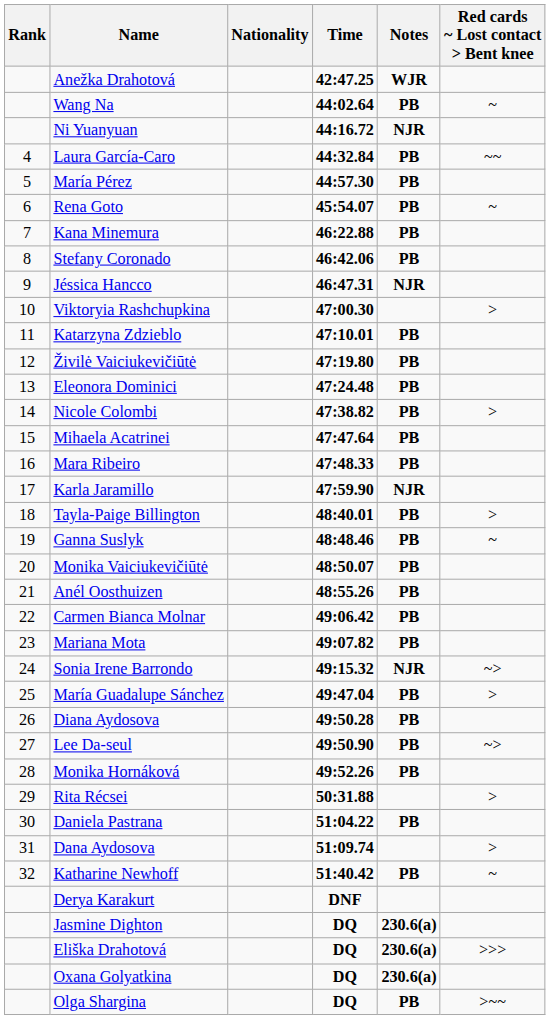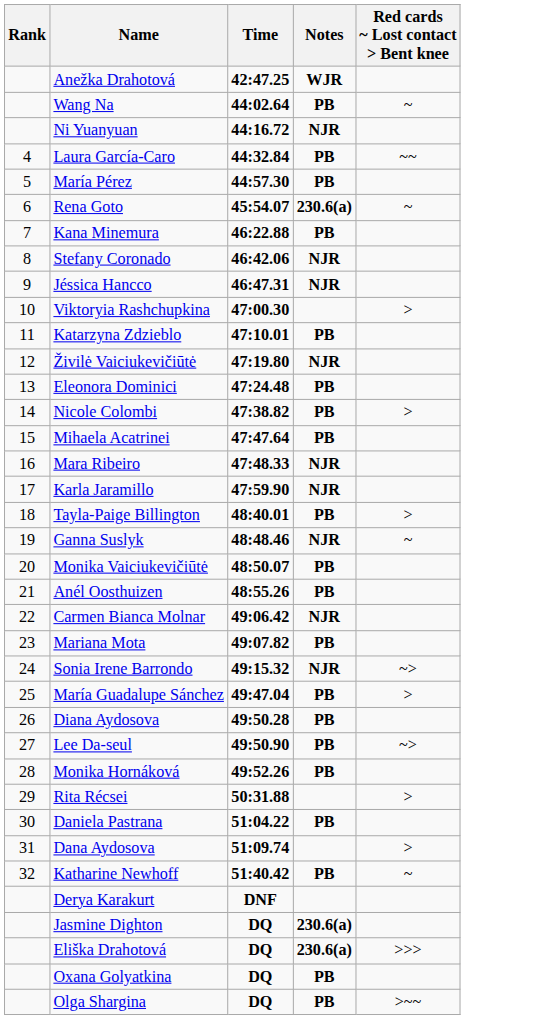- column: (270, 35)
(409, 207) PB -> (324, 207) 230.6(a)
(409, 258) PB -> (324, 258) NJR
(409, 361) PB -> (324, 361) NJR
(409, 463) PB -> (324, 463) NJR
(409, 540) PB -> (324, 540) NJR
(409, 617) PB -> (324, 617) NJR
(409, 976) 230.6(a) -> (324, 976) PB
